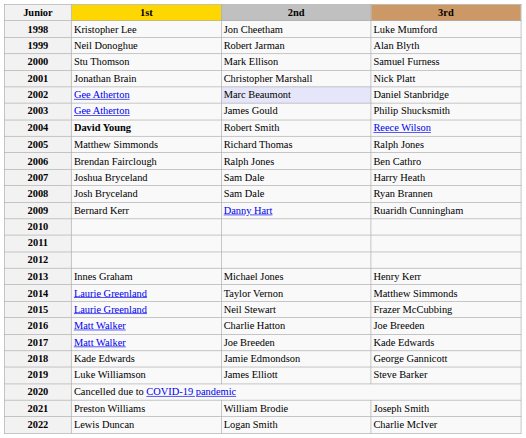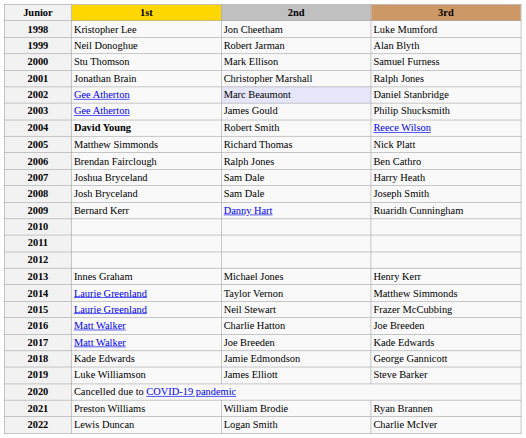(394, 78) Nick Platt -> (399, 78) Ralph Jones
(399, 144) Ralph Jones -> (394, 144) Nick Platt
(403, 194) Ryan Brannen -> (401, 194) Joseph Smith
(401, 408) Joseph Smith -> (403, 408) Ryan Brannen
